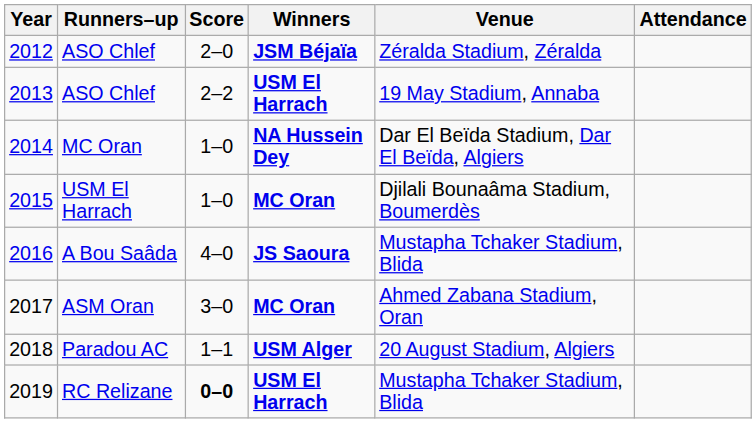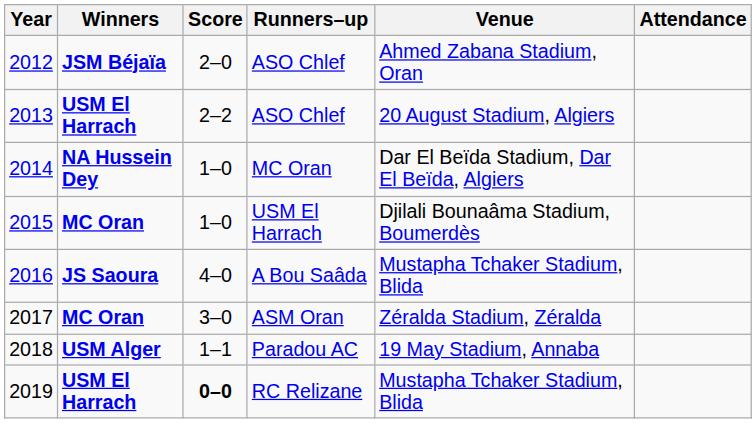columns swapped: (312, 20) <-> (121, 20)
(490, 51) Zéralda Stadium, Zéralda -> (488, 62) Ahmed Zabana Stadium, Oran
(489, 93) 19 May Stadium, Annaba -> (497, 115) 20 August Stadium, Algiers
(488, 307) Ahmed Zabana Stadium, Oran -> (490, 318) Zéralda Stadium, Zéralda
(497, 349) 20 August Stadium, Algiers -> (489, 349) 19 May Stadium, Annaba
